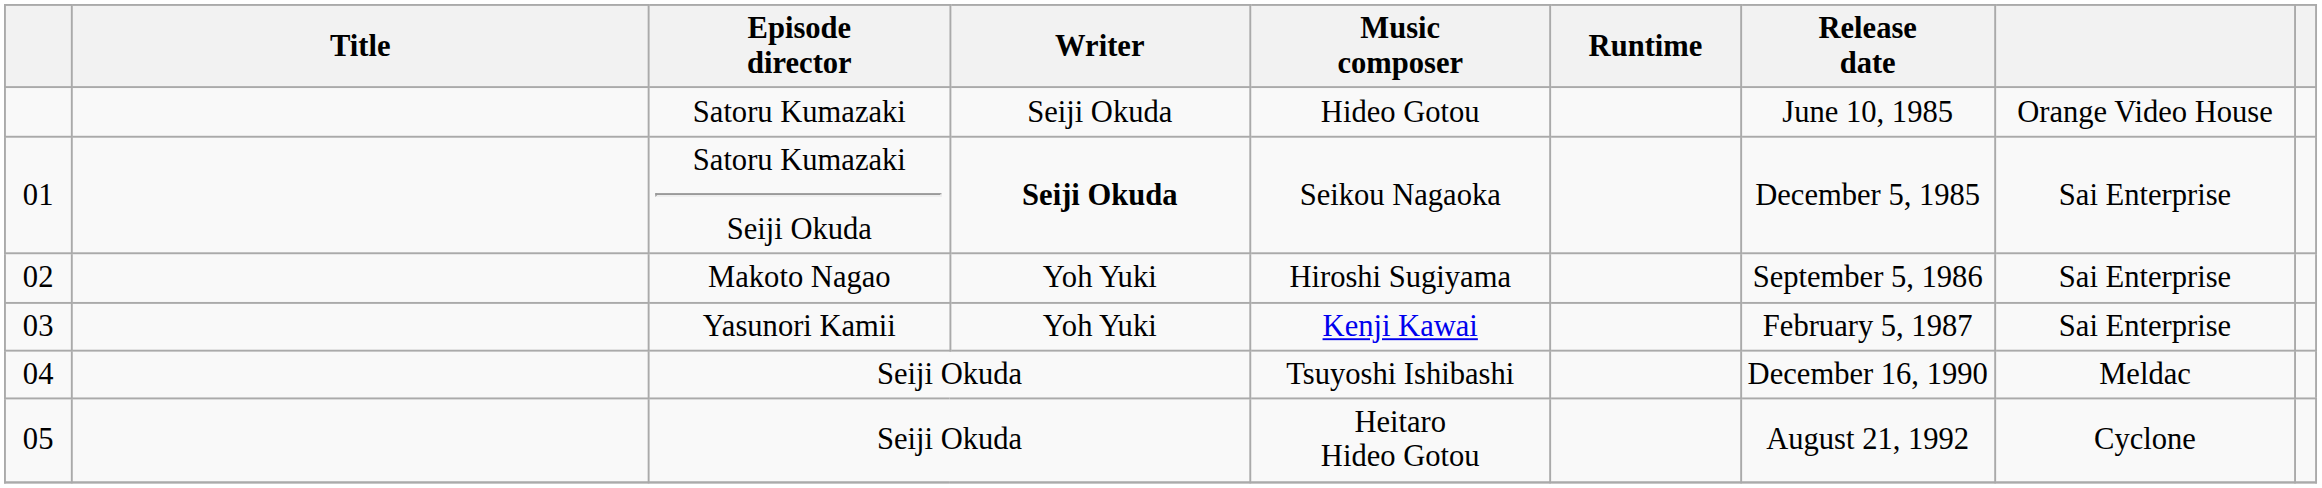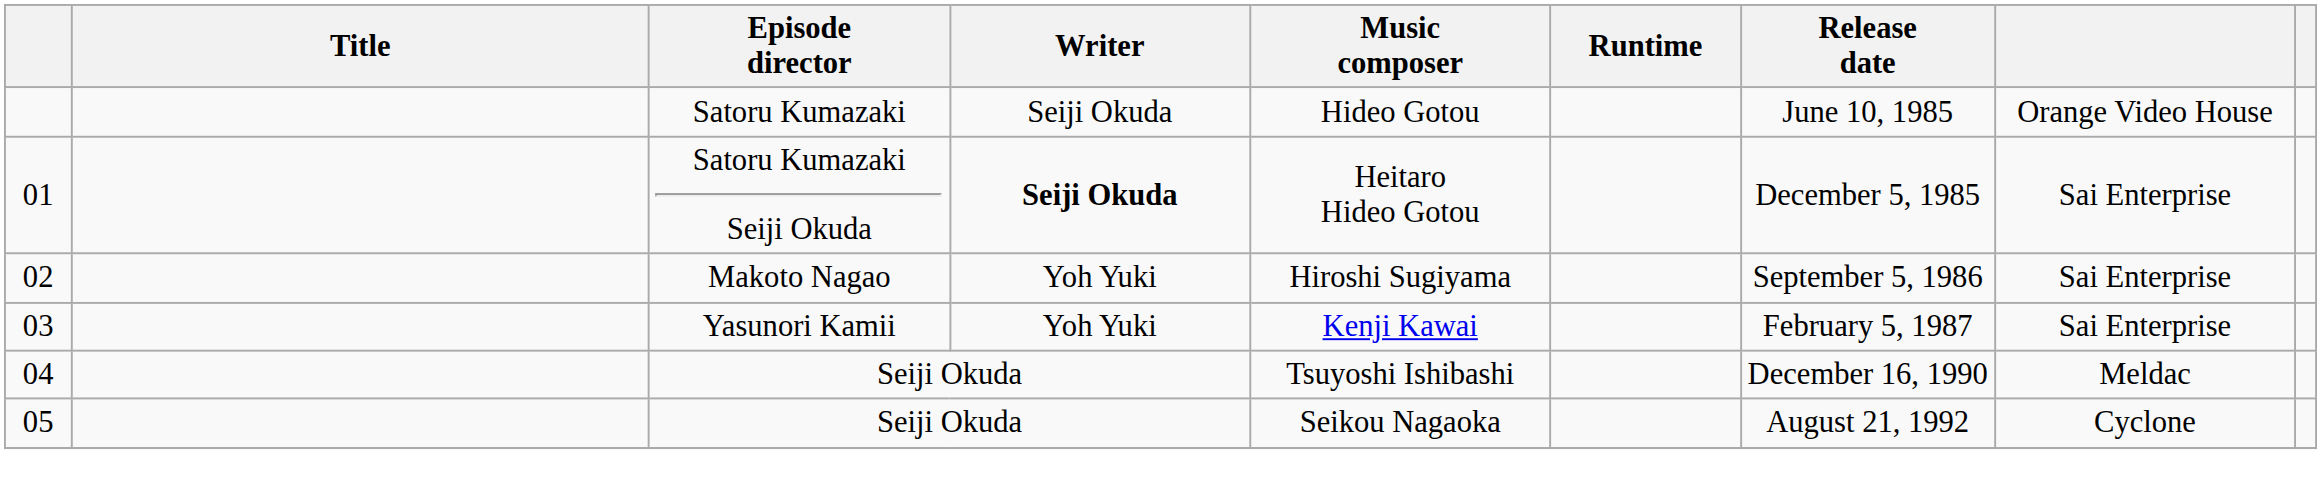(1400, 194) Seikou Nagaoka -> (1400, 194) Heitaro Hideo Gotou
(1400, 439) Heitaro Hideo Gotou -> (1400, 422) Seikou Nagaoka
